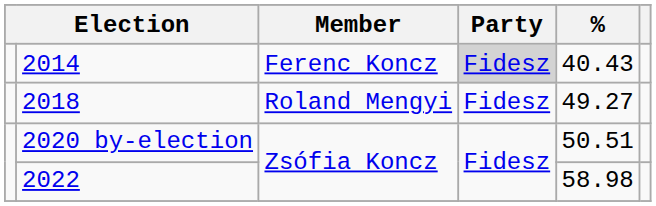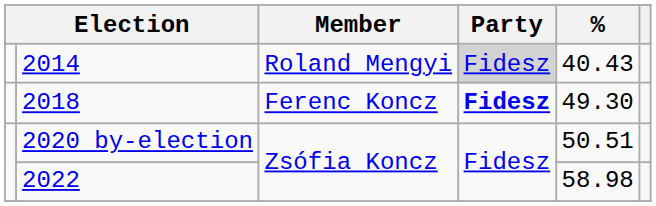(351, 64) Ferenc Koncz -> (358, 64) Roland Mengyi
(358, 103) Roland Mengyi -> (351, 103) Ferenc Koncz
(507, 103) normal -> (507, 103) bold
(598, 103) 49.27 -> (598, 103) 49.30
